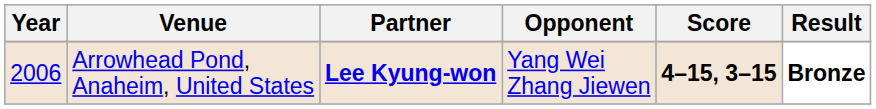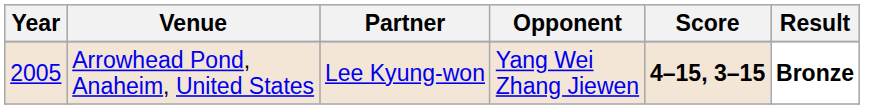(36, 73) 2006 -> (36, 73) 2005
(411, 73) bold -> (405, 73) normal
